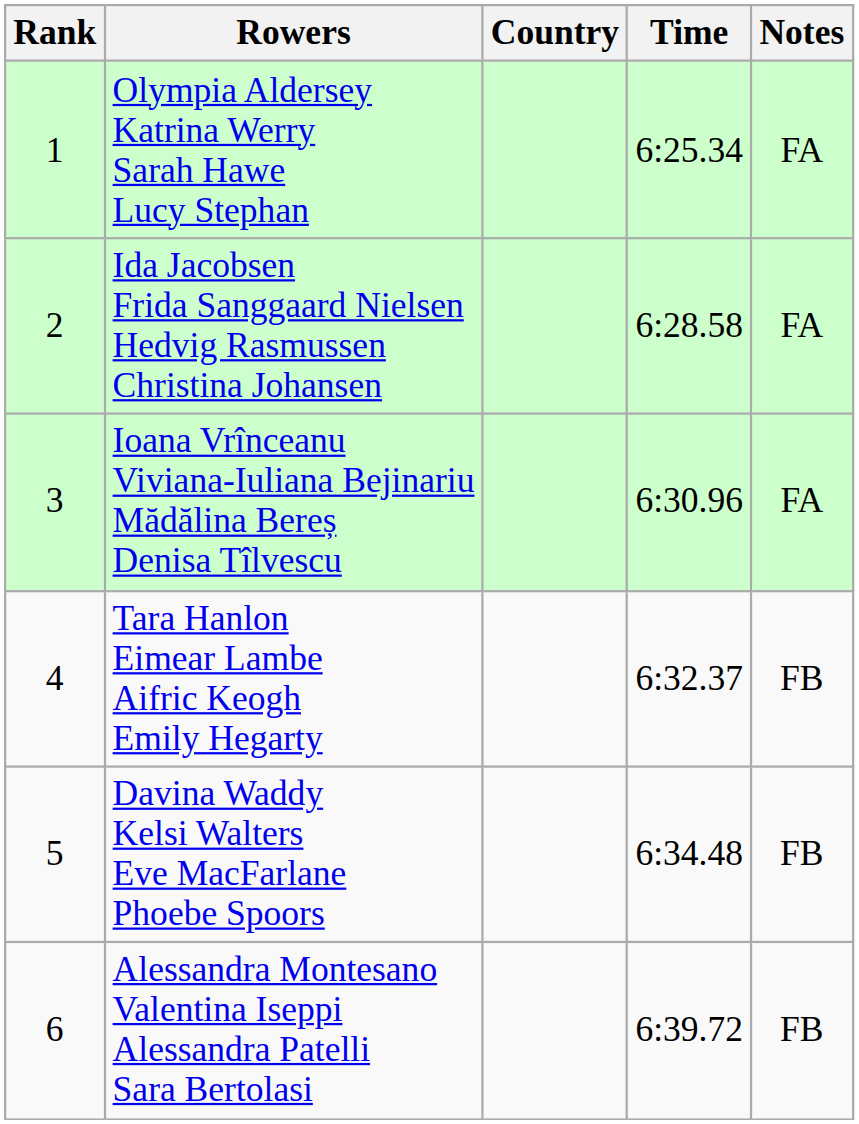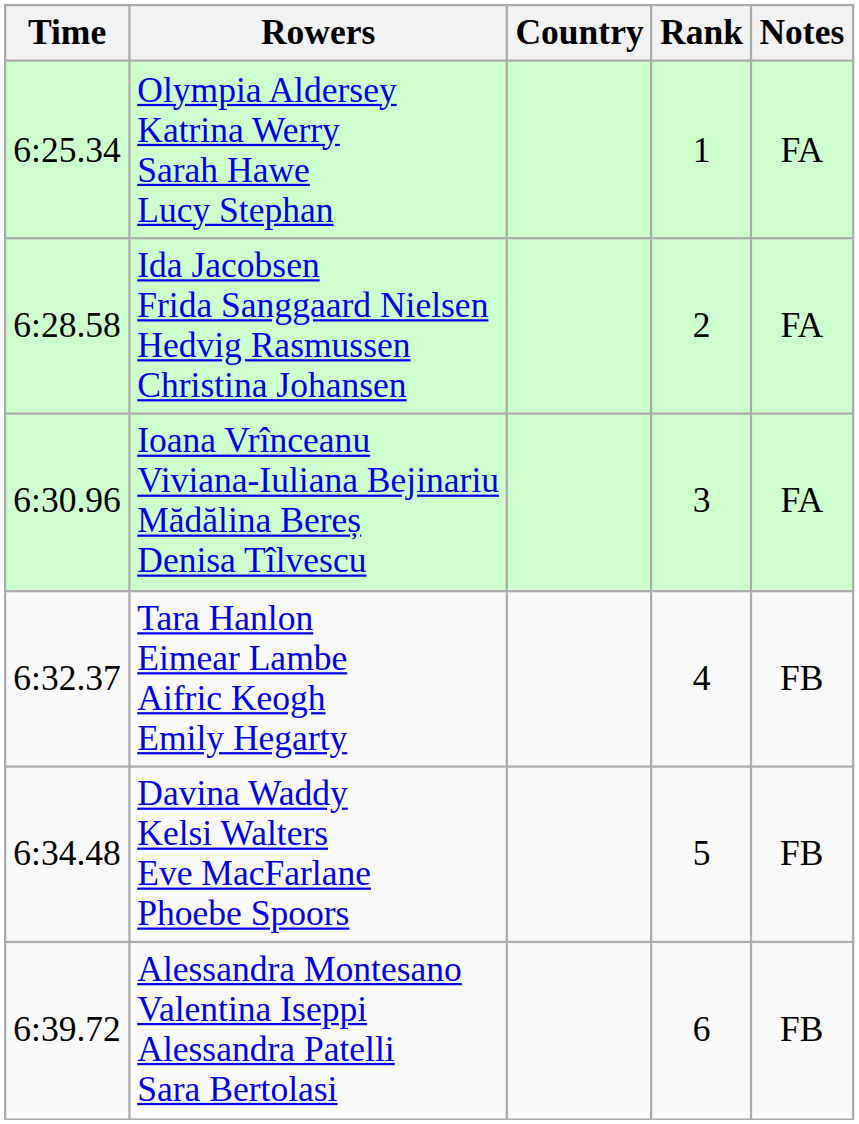columns swapped: (55, 32) <-> (689, 32)
